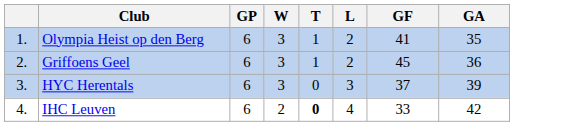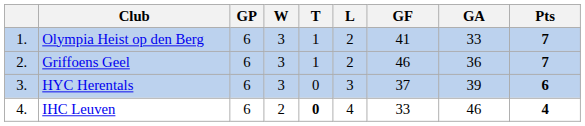+ column: (545, 16)
(474, 39) 35 -> (474, 39) 33
(403, 62) 45 -> (403, 62) 46
(474, 109) 42 -> (474, 109) 46
